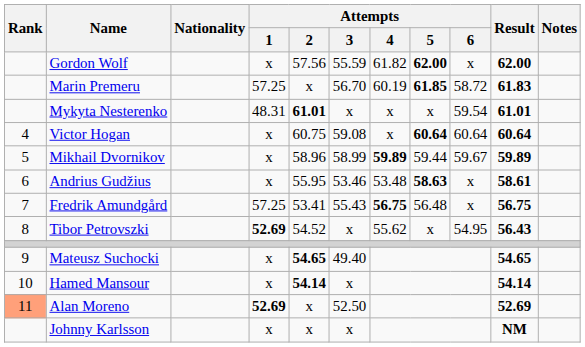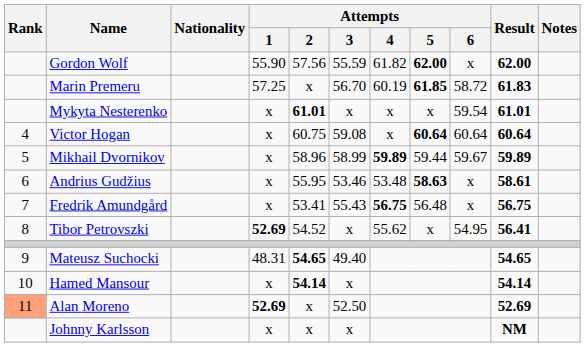(269, 63) x -> (269, 63) 55.90
(269, 110) 48.31 -> (269, 110) x
(269, 205) 57.25 -> (269, 205) x
(514, 228) 56.43 -> (514, 228) 56.41
(269, 259) x -> (269, 259) 48.31
